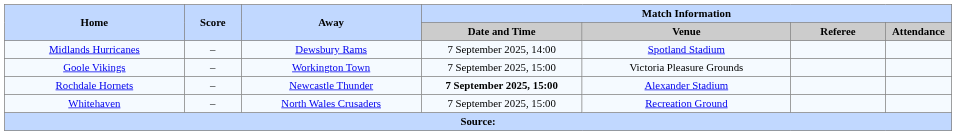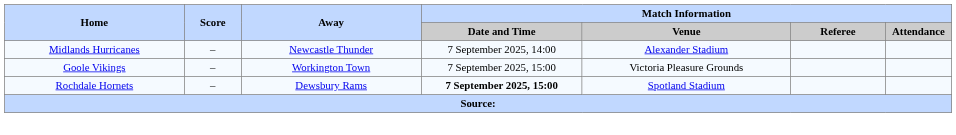(331, 49) Dewsbury Rams -> (331, 49) Newcastle Thunder
(686, 49) Spotland Stadium -> (686, 49) Alexander Stadium
(331, 85) Newcastle Thunder -> (331, 85) Dewsbury Rams
(686, 85) Alexander Stadium -> (686, 85) Spotland Stadium
- row: (94, 103)
